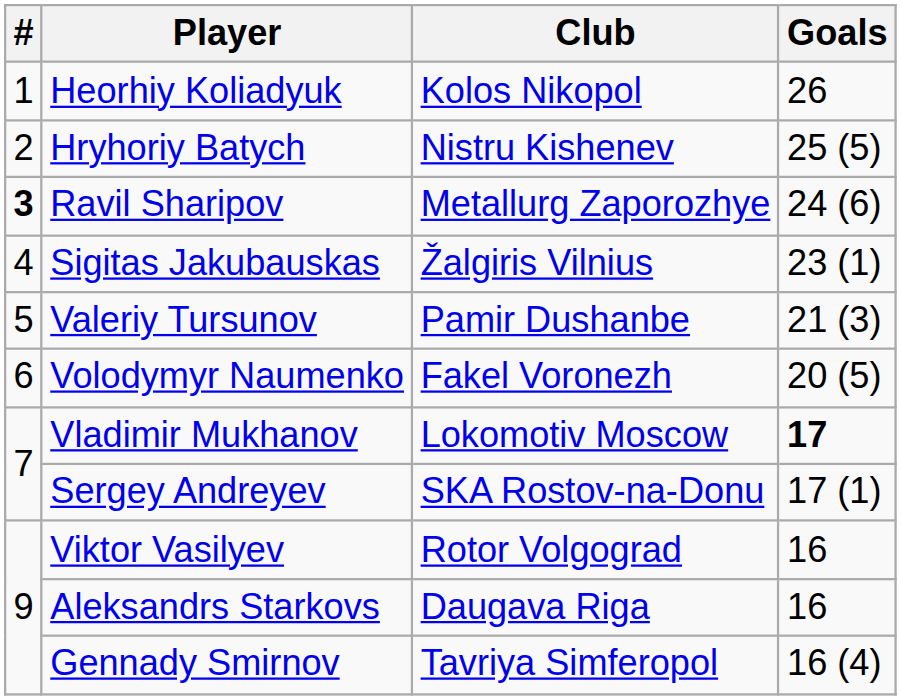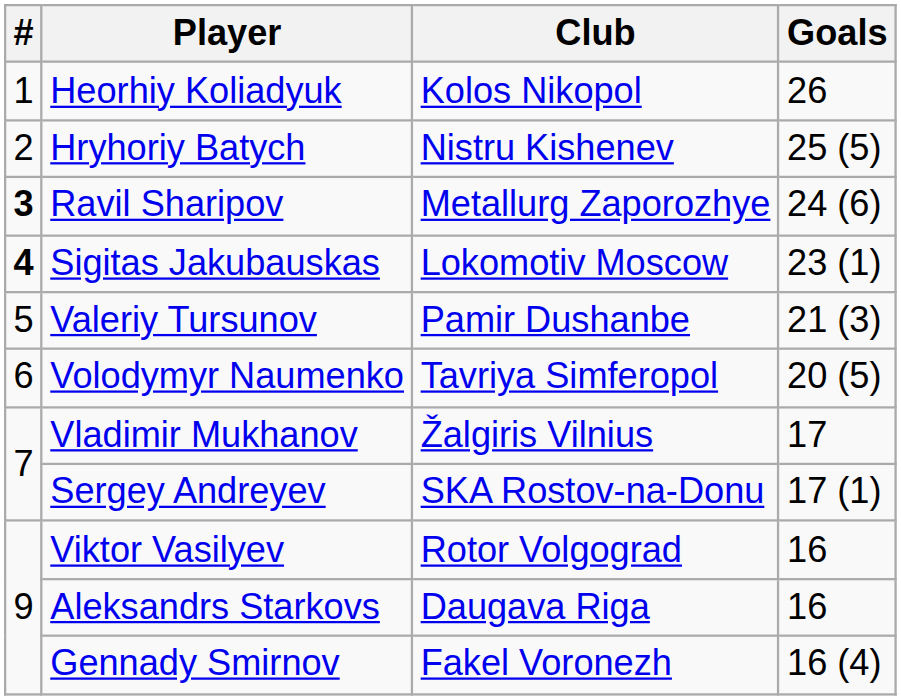(24, 262) normal -> (24, 262) bold
(537, 262) Žalgiris Vilnius -> (574, 262) Lokomotiv Moscow
(546, 377) Fakel Voronezh -> (569, 377) Tavriya Simferopol
(574, 434) Lokomotiv Moscow -> (537, 434) Žalgiris Vilnius
(807, 434) bold -> (807, 434) normal
(569, 663) Tavriya Simferopol -> (546, 663) Fakel Voronezh
